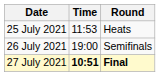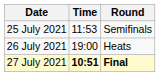(117, 29) Heats -> (128, 29) Semifinals
(128, 46) Semifinals -> (117, 46) Heats
